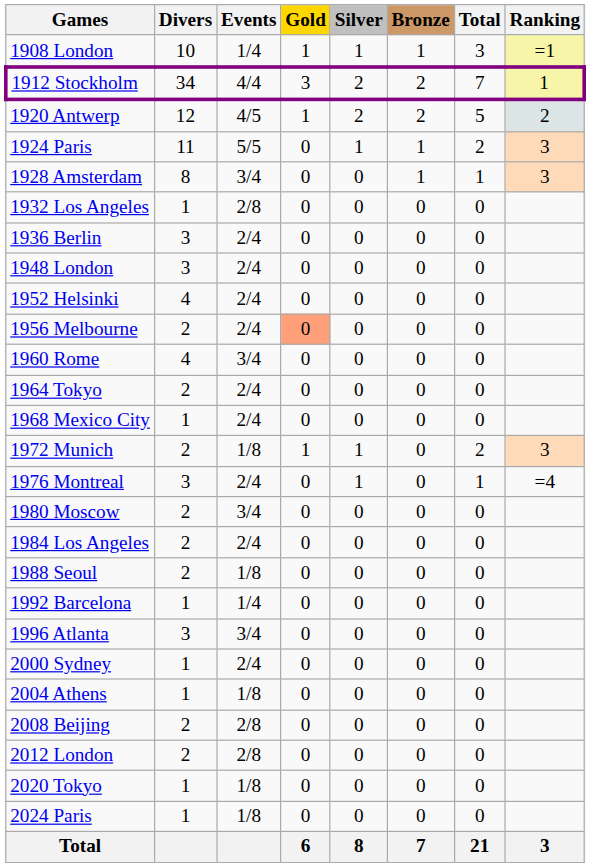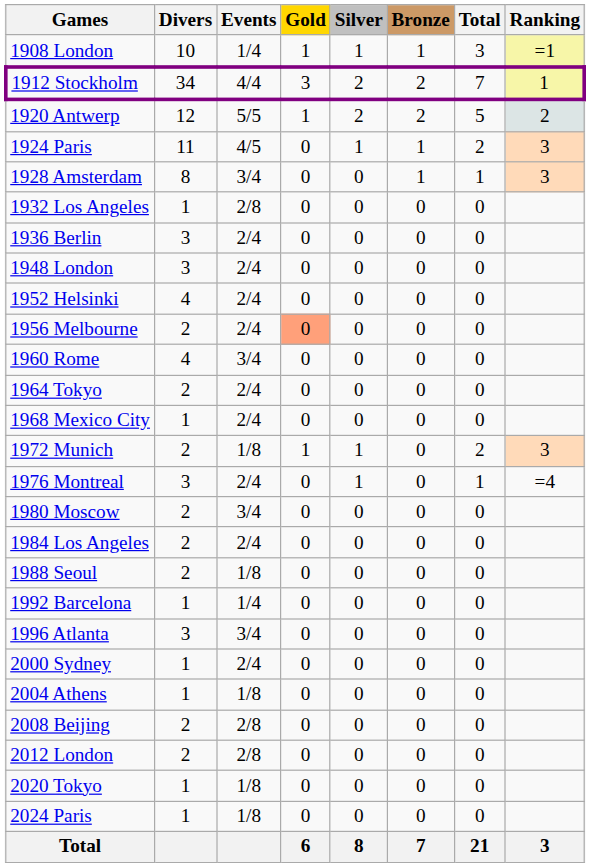(249, 115) 4/5 -> (249, 115) 5/5
(249, 146) 5/5 -> (249, 146) 4/5
